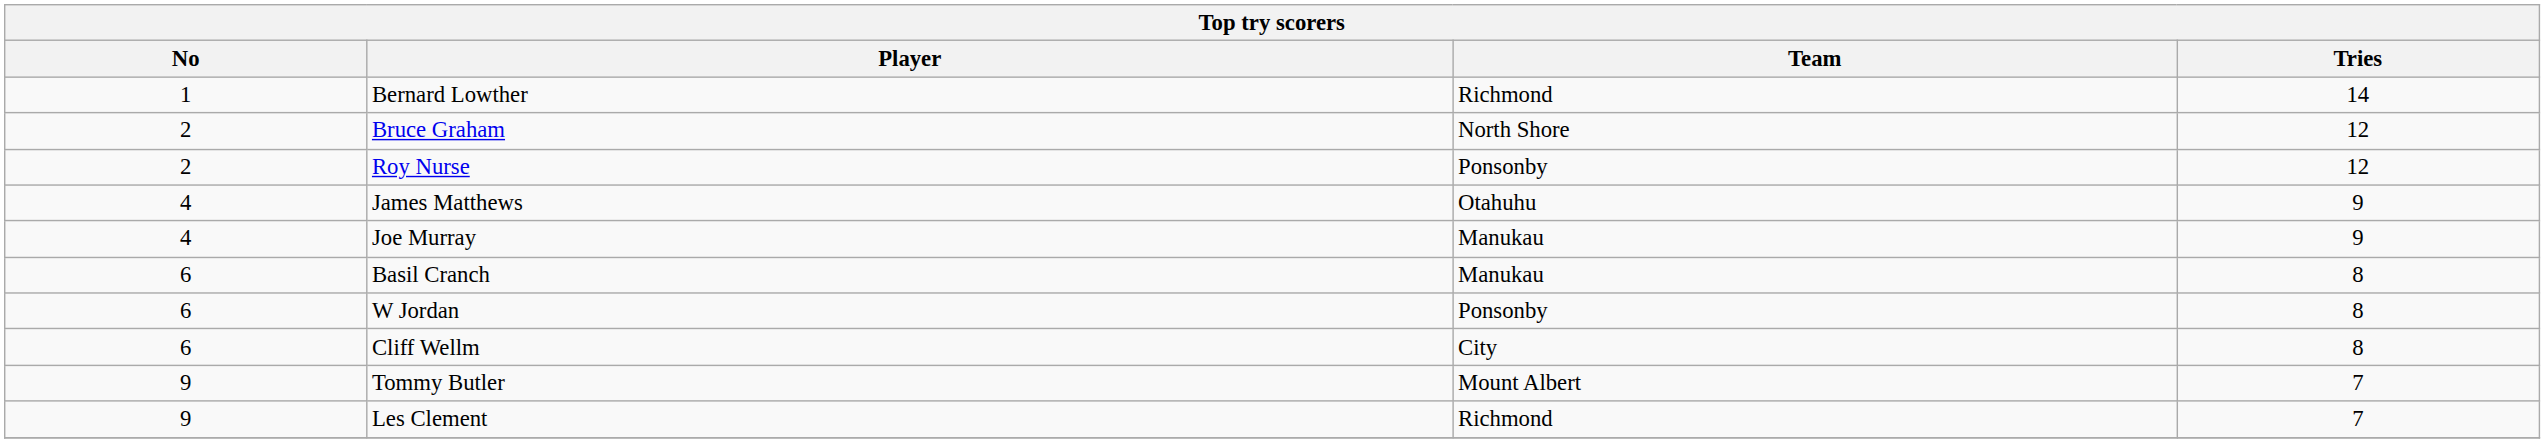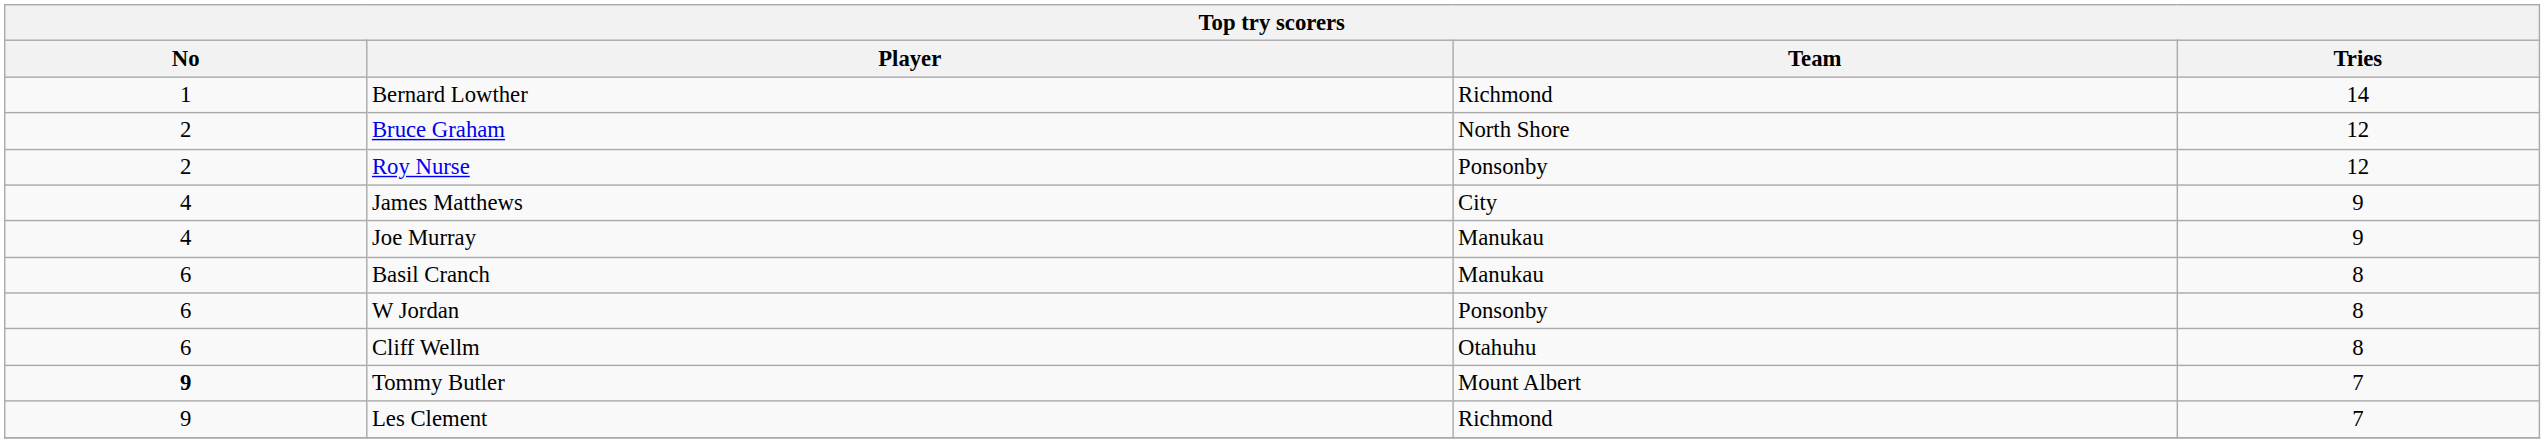(1497, 202) Otahuhu -> (1478, 202) City
(1478, 346) City -> (1497, 346) Otahuhu
(186, 382) normal -> (186, 382) bold
